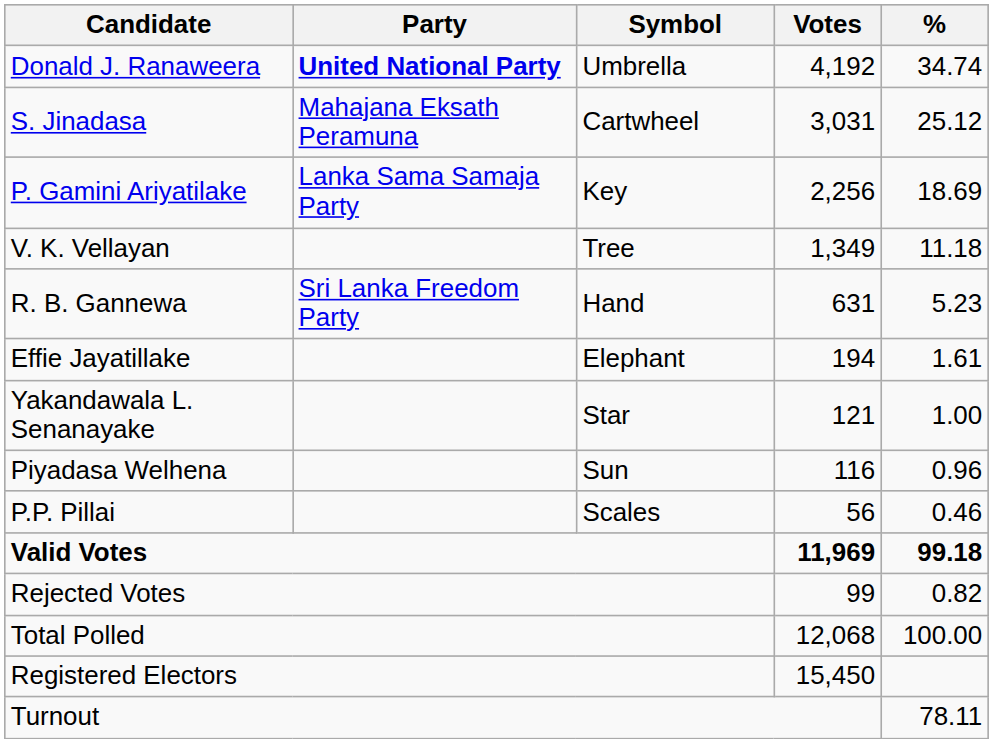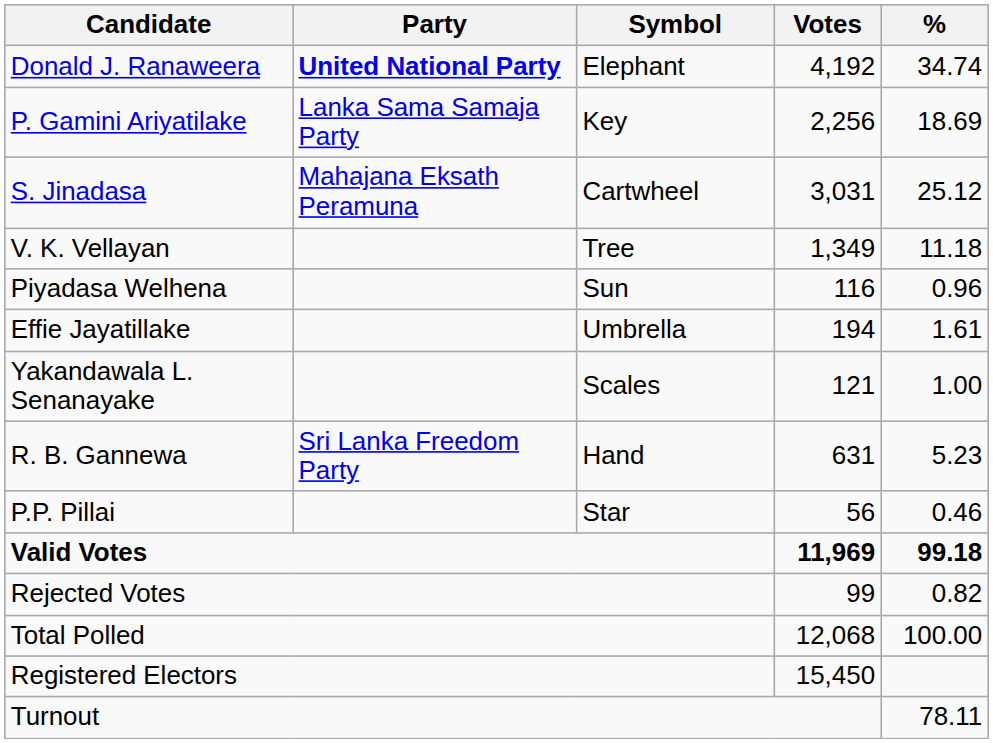(634, 66) Umbrella -> (634, 66) Elephant
rows swapped: (79, 121) <-> (129, 192)
rows swapped: (99, 303) <-> (119, 470)
(634, 359) Elephant -> (634, 330) Umbrella
(606, 414) Star -> (621, 385) Scales
(621, 511) Scales -> (606, 511) Star
